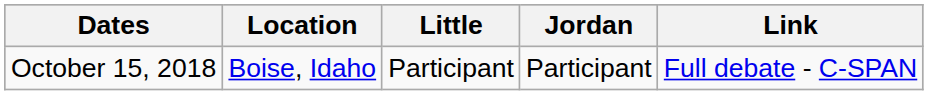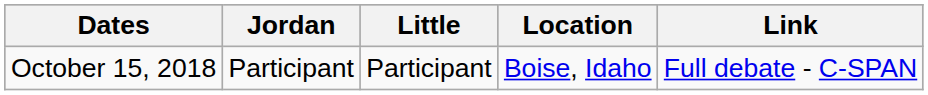columns swapped: (302, 25) <-> (589, 25)
